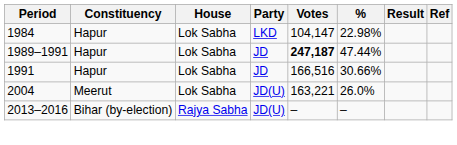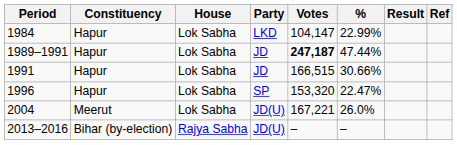(361, 33) 22.98% -> (361, 33) 22.99%
(313, 71) 166,516 -> (313, 71) 166,515
+ row: (21, 91)
(313, 91) 163,221 -> (313, 110) 167,221
